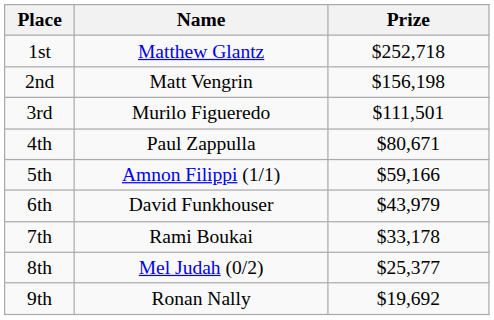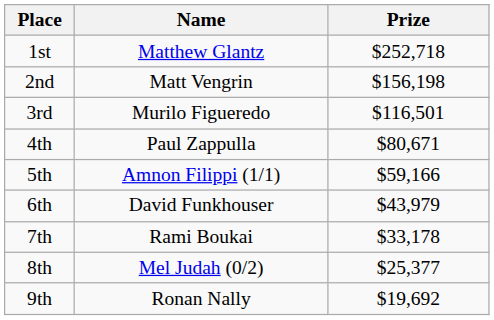(408, 112) $111,501 -> (408, 112) $116,501
